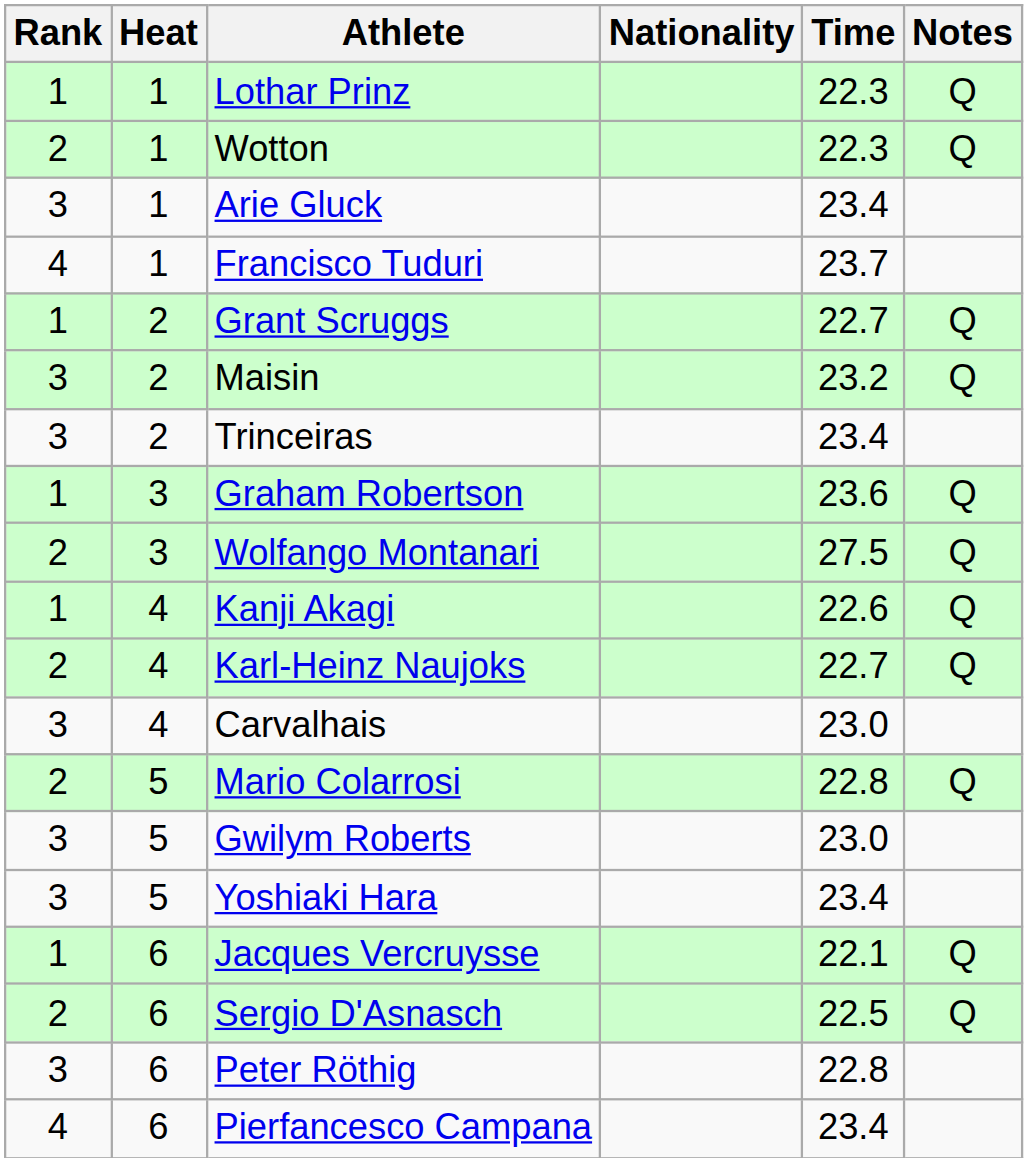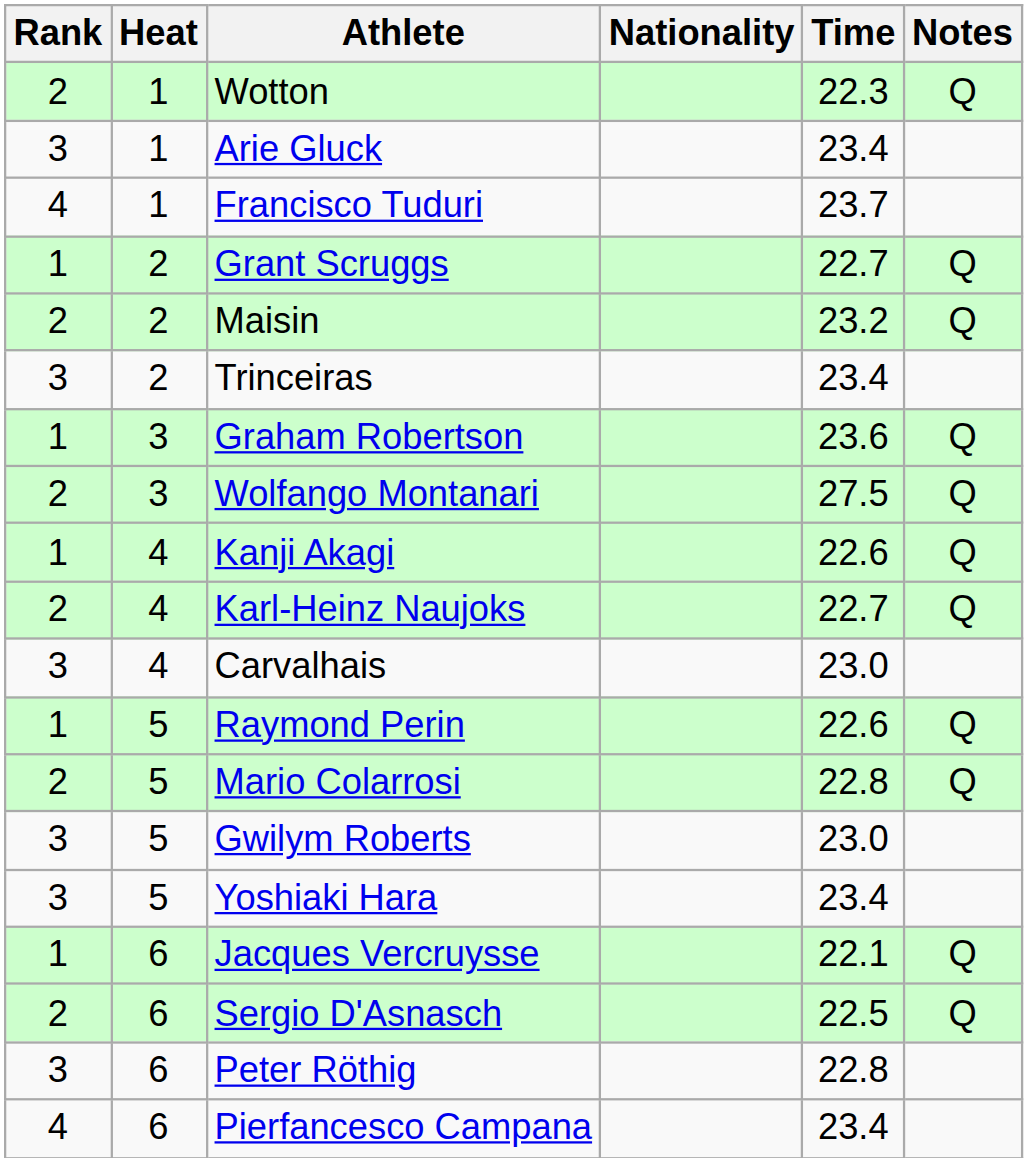- row: (312, 90)
(58, 378) 3 -> (58, 321) 2
+ row: (340, 724)
